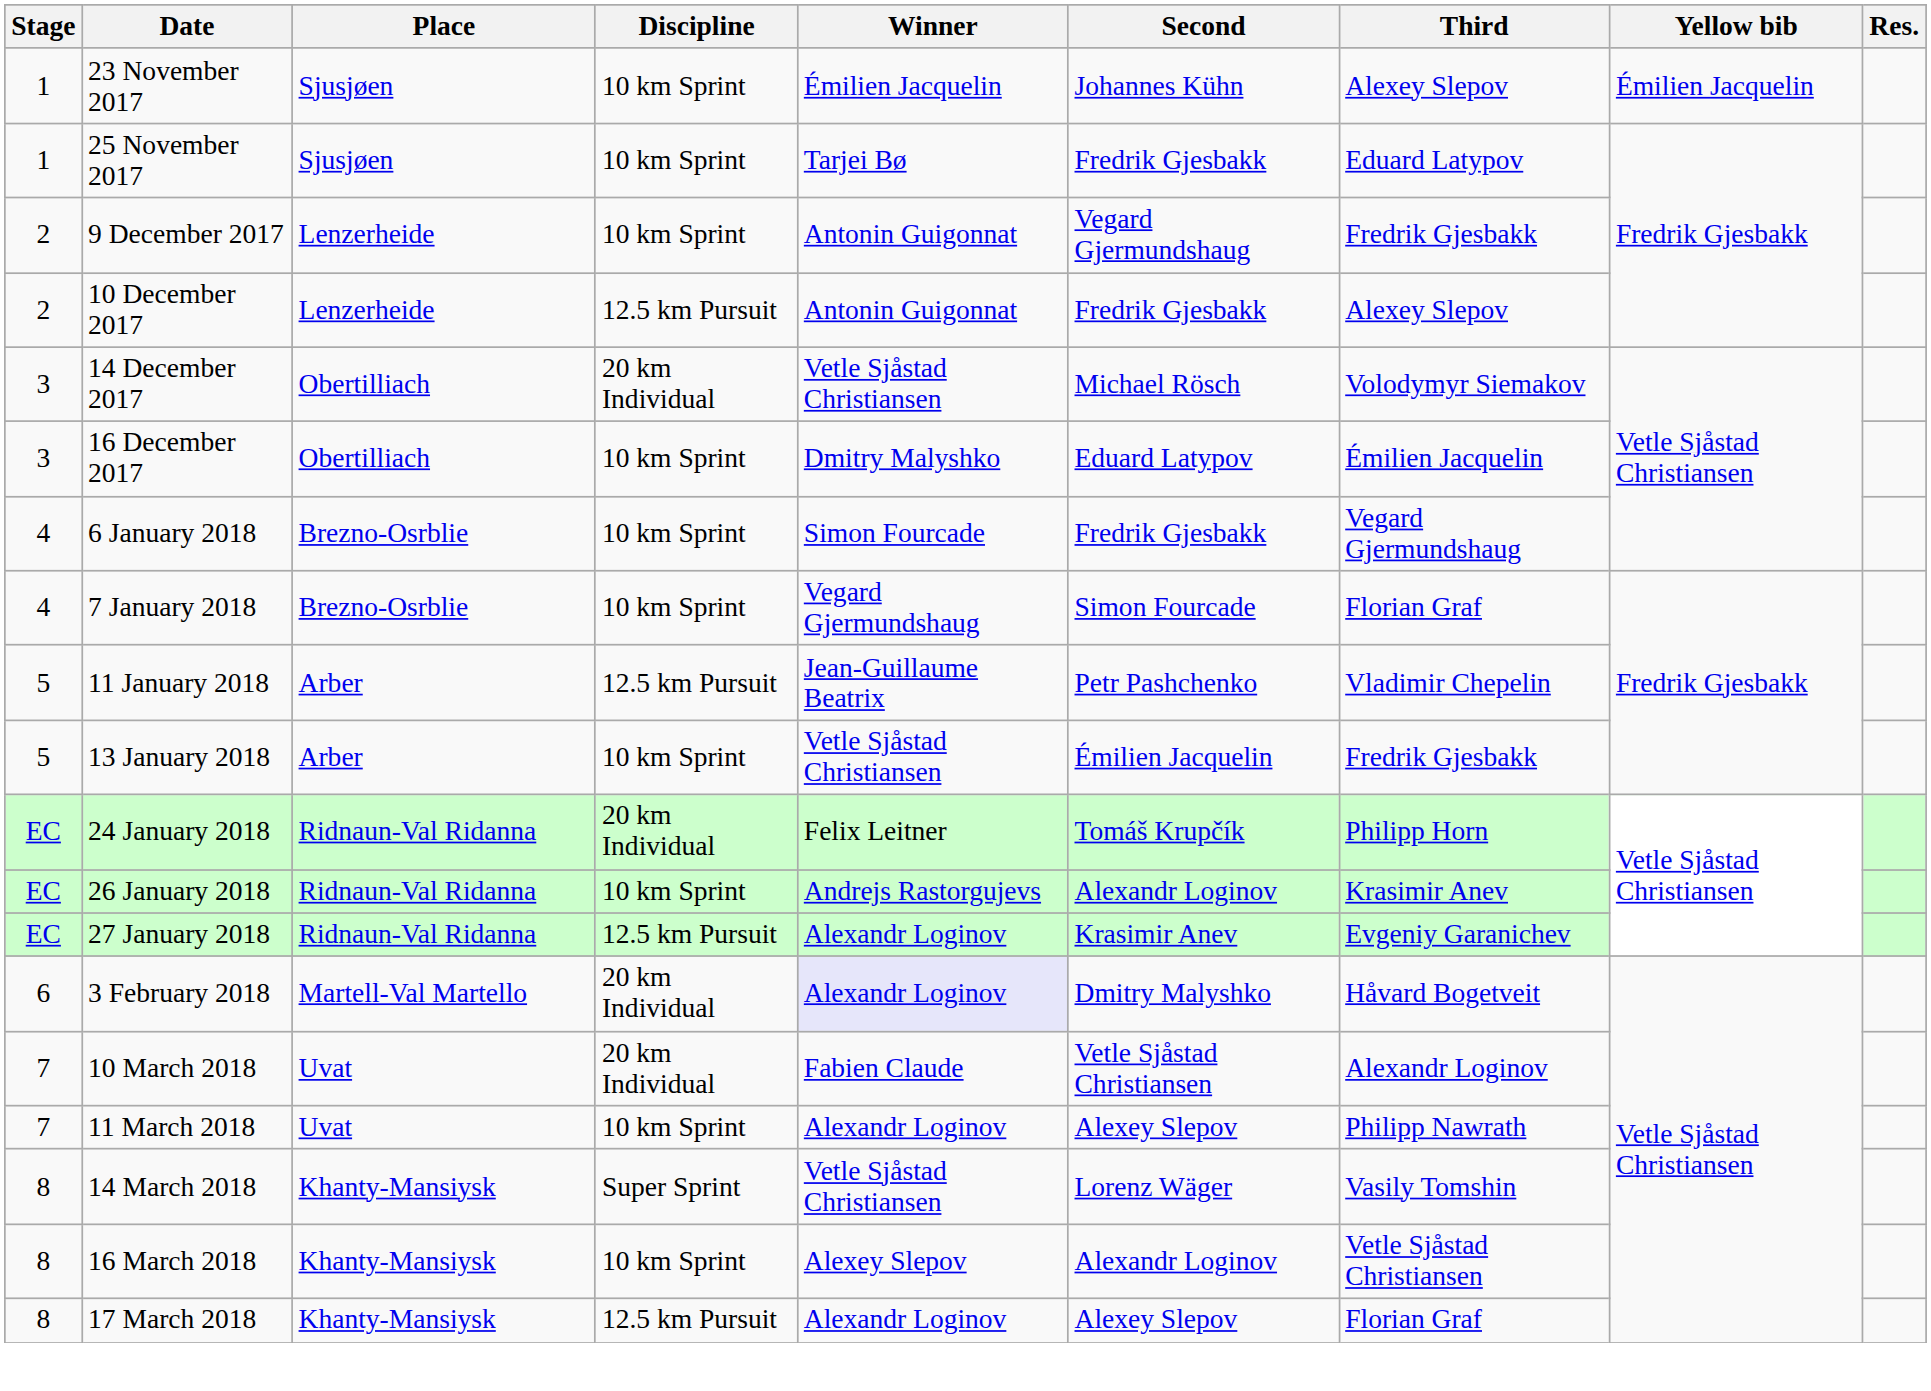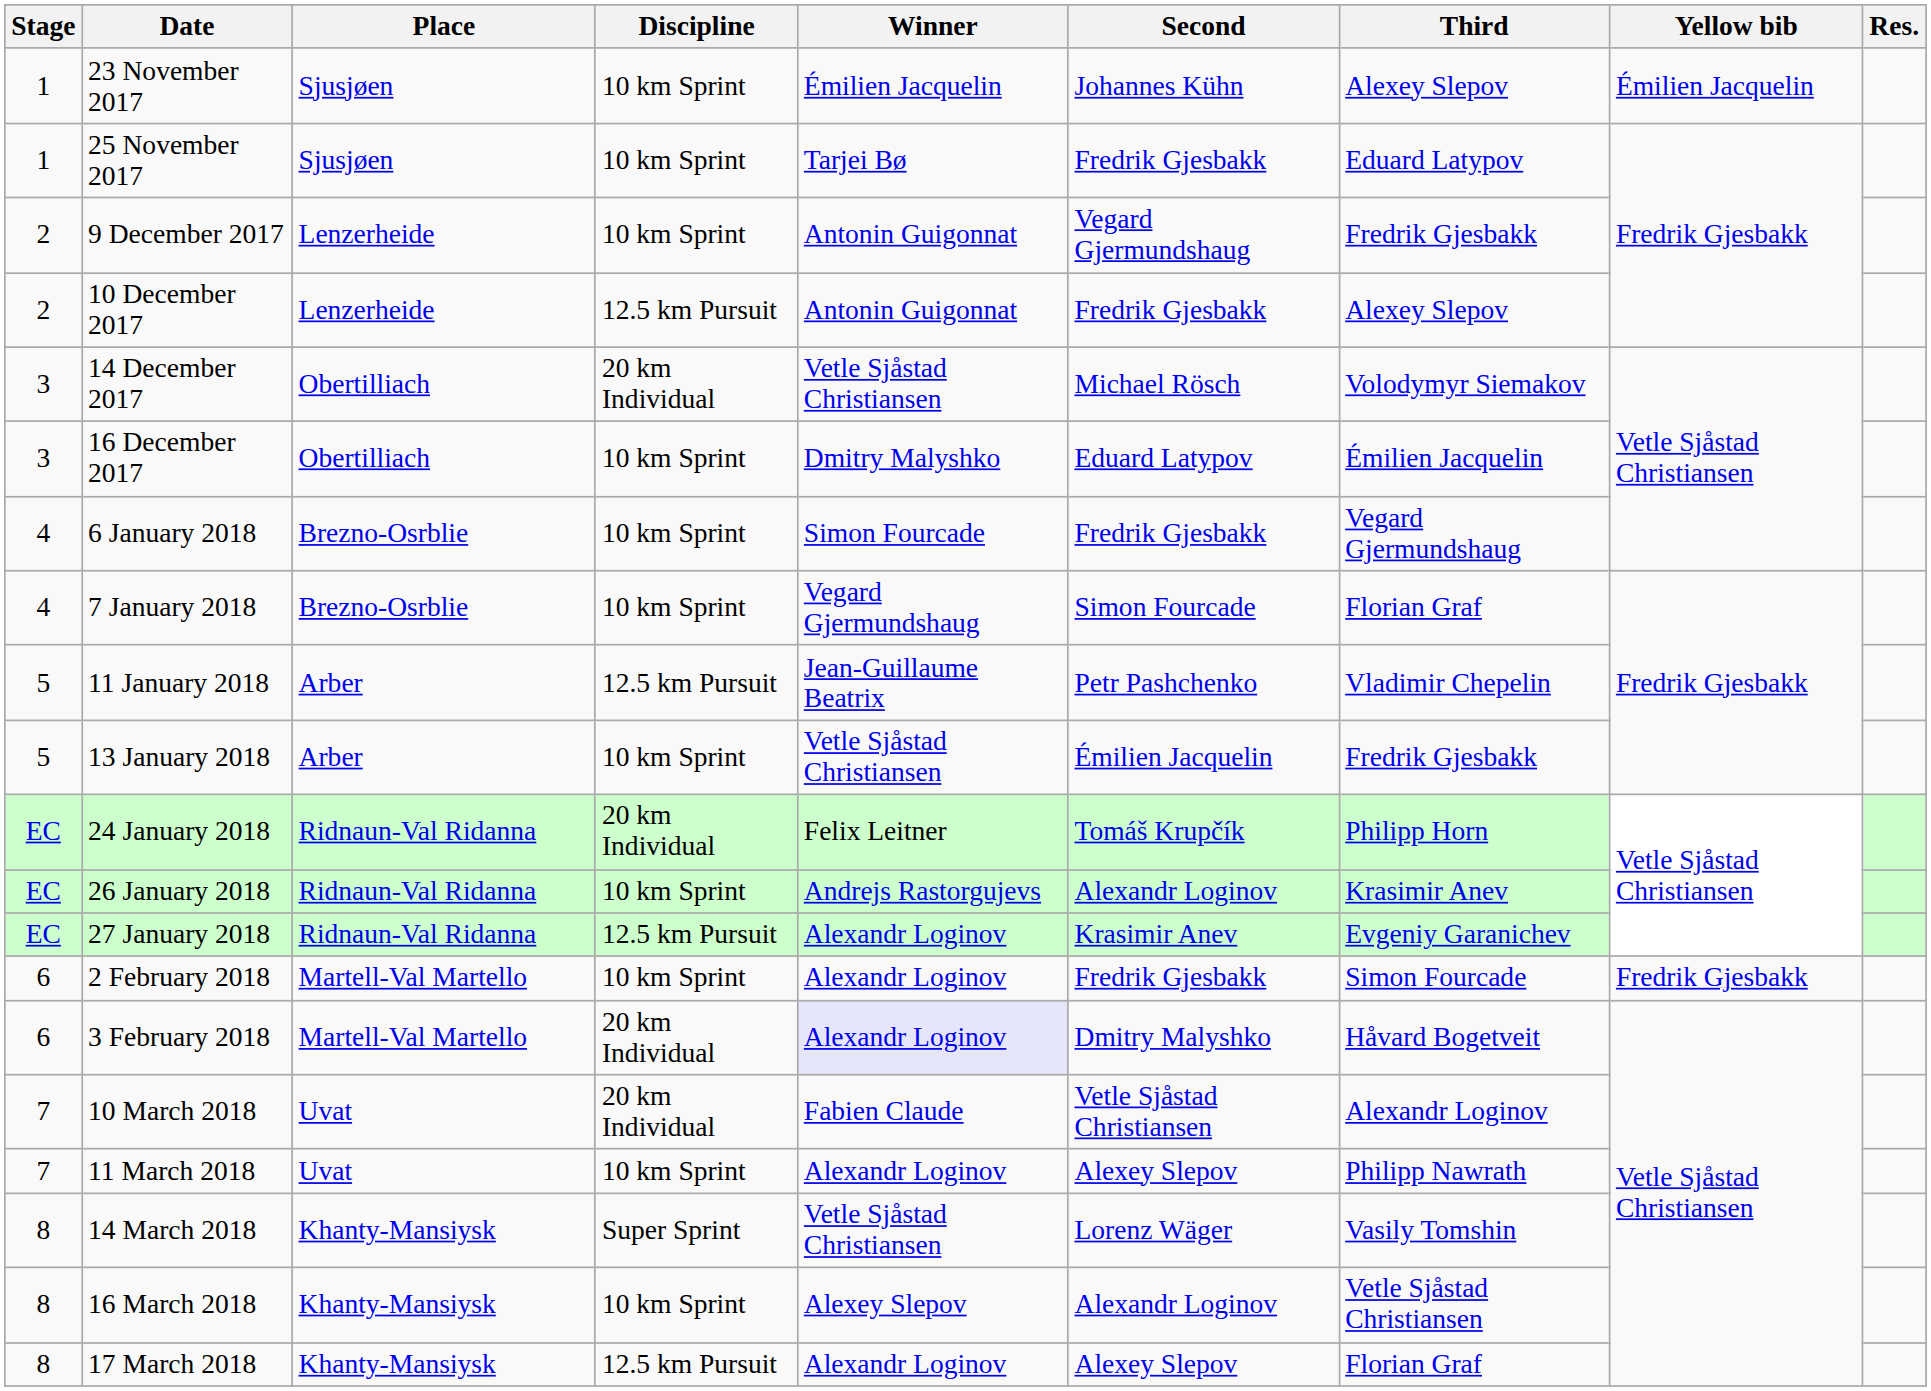+ row: (179, 977)
